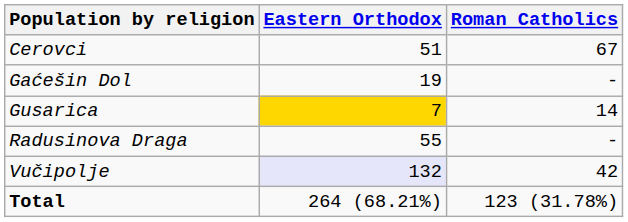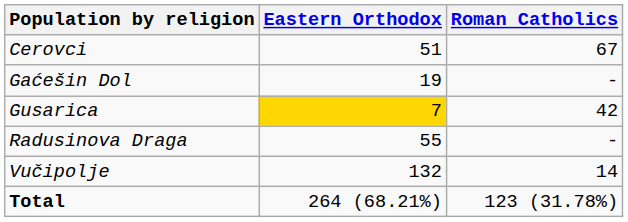(607, 111) 14 -> (607, 111) 42
(425, 171) lavender background -> (425, 171) no background
(607, 171) 42 -> (607, 171) 14
